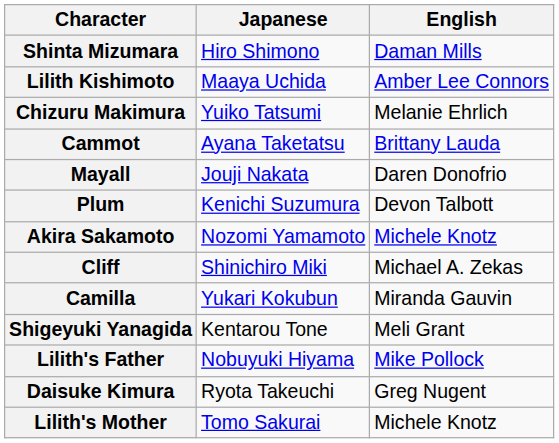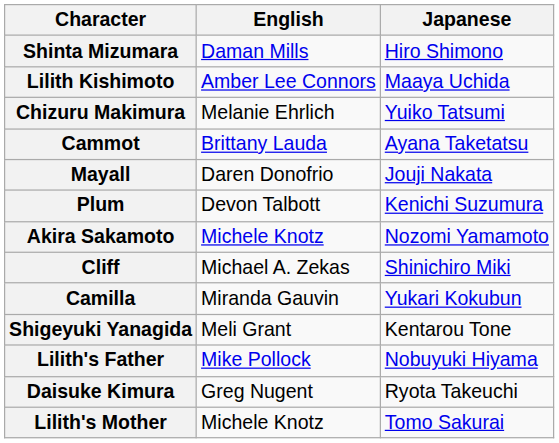columns swapped: (283, 19) <-> (462, 19)
